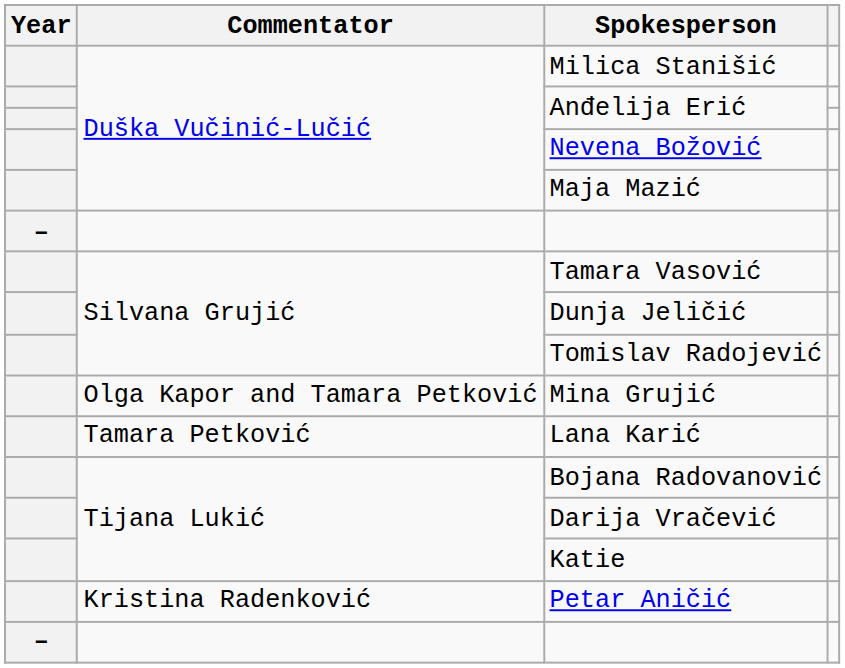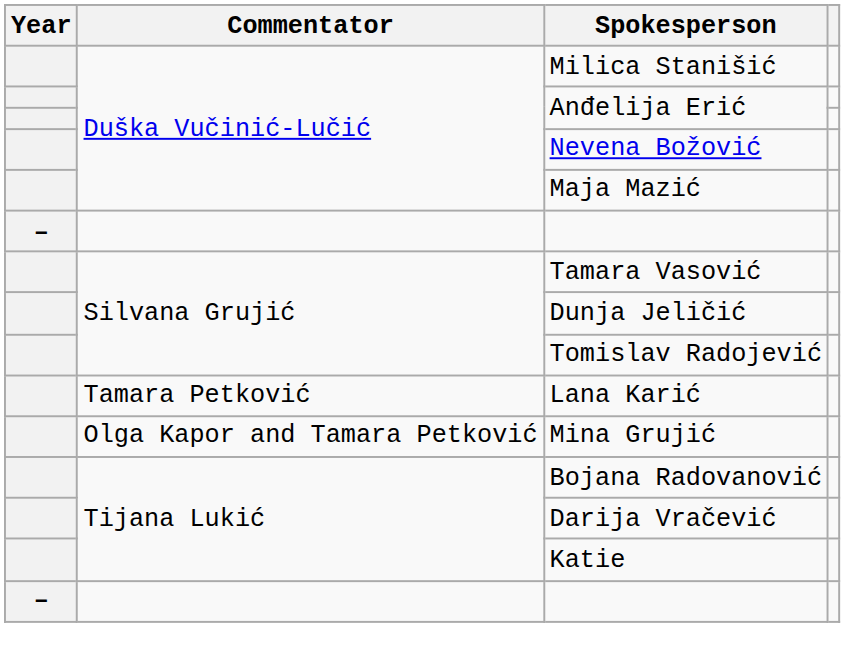rows swapped: (311, 395) <-> (197, 437)
- row: (227, 601)
